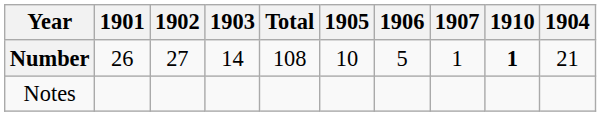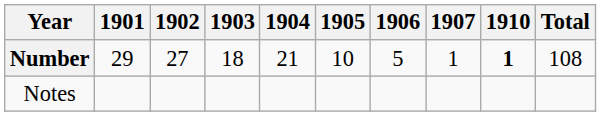columns swapped: (567, 22) <-> (290, 22)
(122, 57) 26 -> (122, 57) 29
(232, 57) 14 -> (232, 57) 18
